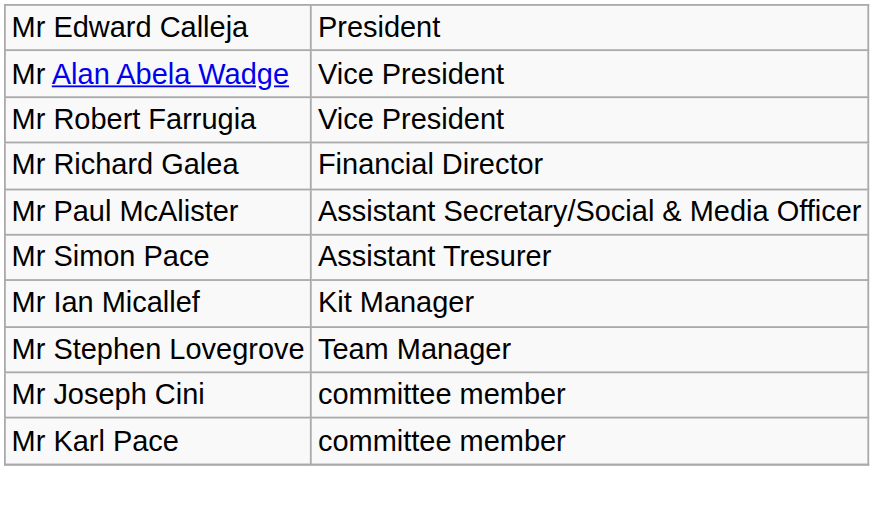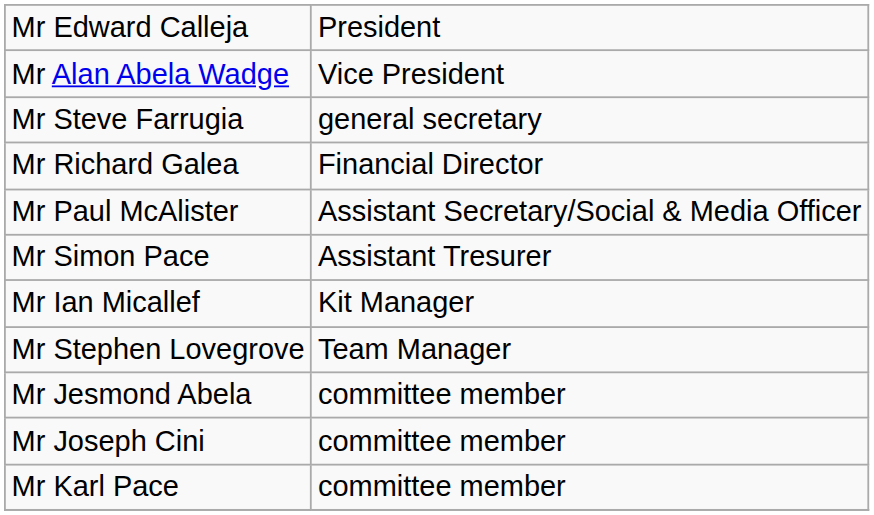- row: (134, 119)
+ row: (127, 119)
+ row: (132, 394)
